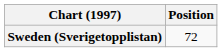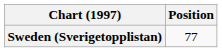(191, 36) 72 -> (191, 36) 77
